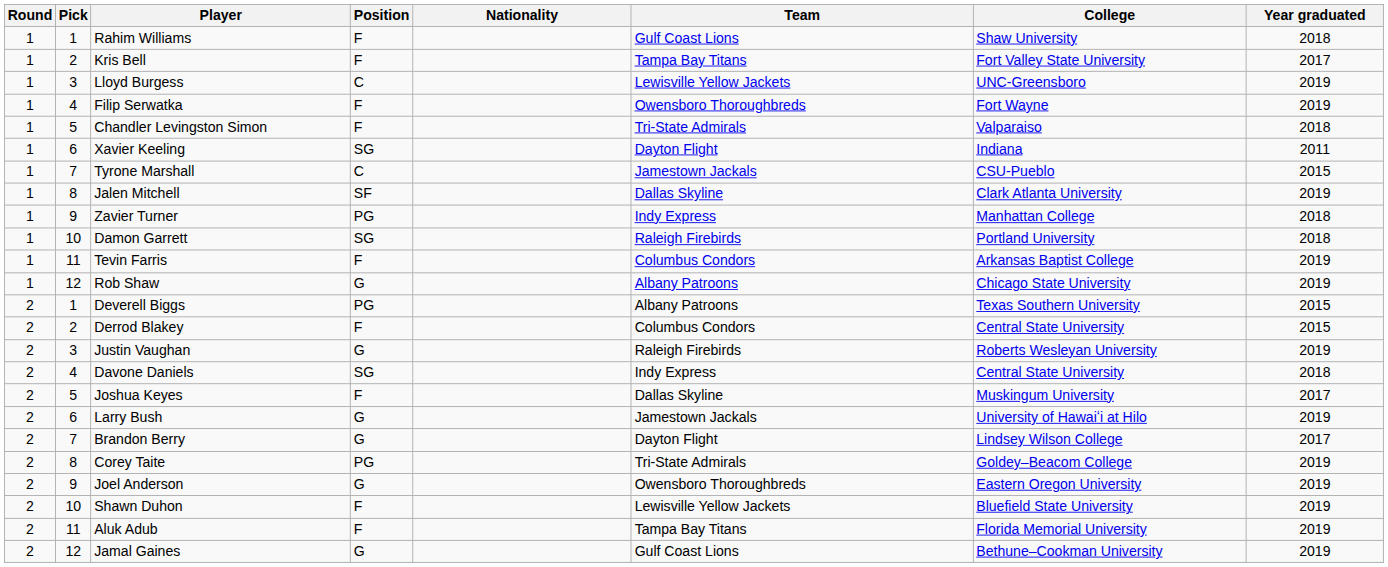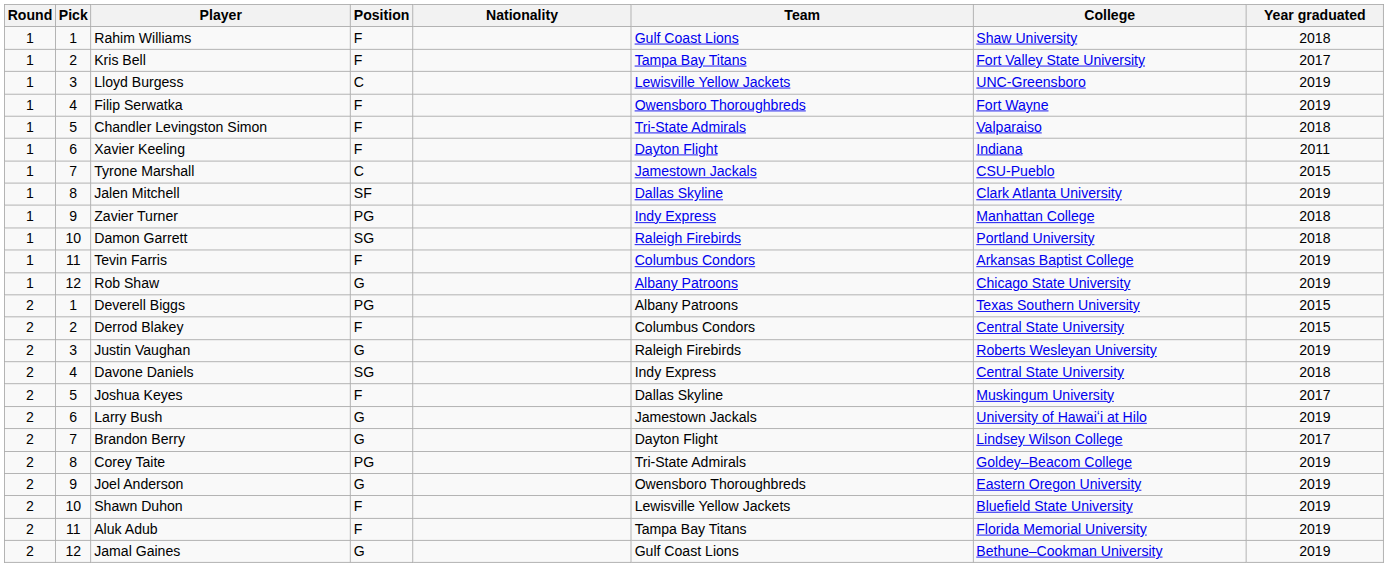(364, 149) SG -> (358, 149) F
